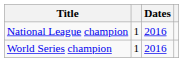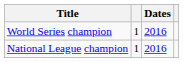rows swapped: (68, 31) <-> (59, 48)
